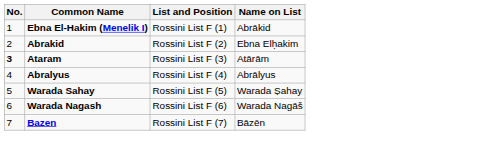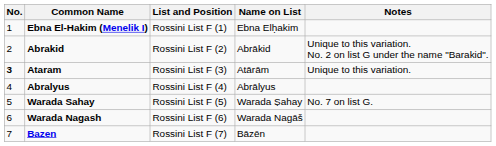+ column: (398, 12)
(254, 28) Abrākid -> (268, 28) Ebna Elḥakim
(268, 43) Ebna Elḥakim -> (254, 49) Abrākid
